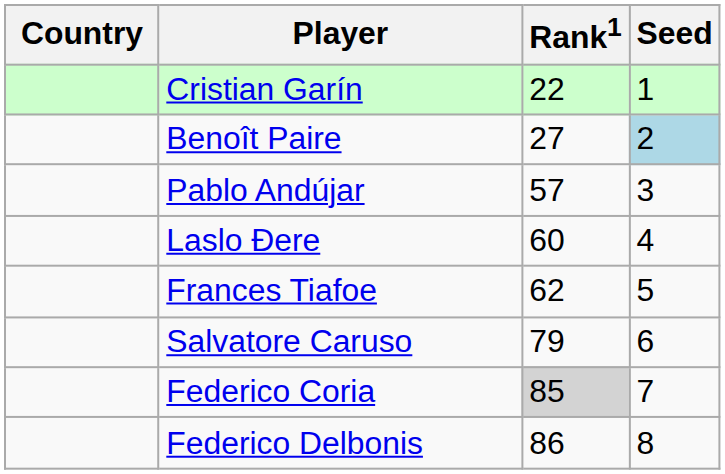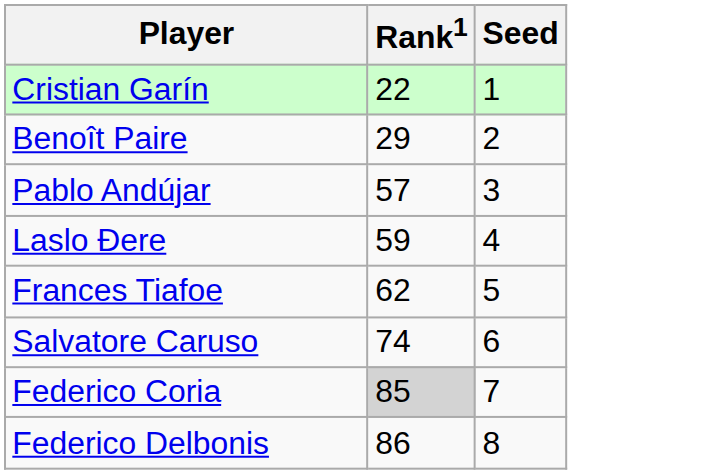- column: (82, 34)
(547, 139) 27 -> (393, 139) 29
(645, 139) lightblue background -> (491, 139) no background
(547, 240) 60 -> (393, 240) 59
(547, 341) 79 -> (393, 341) 74
